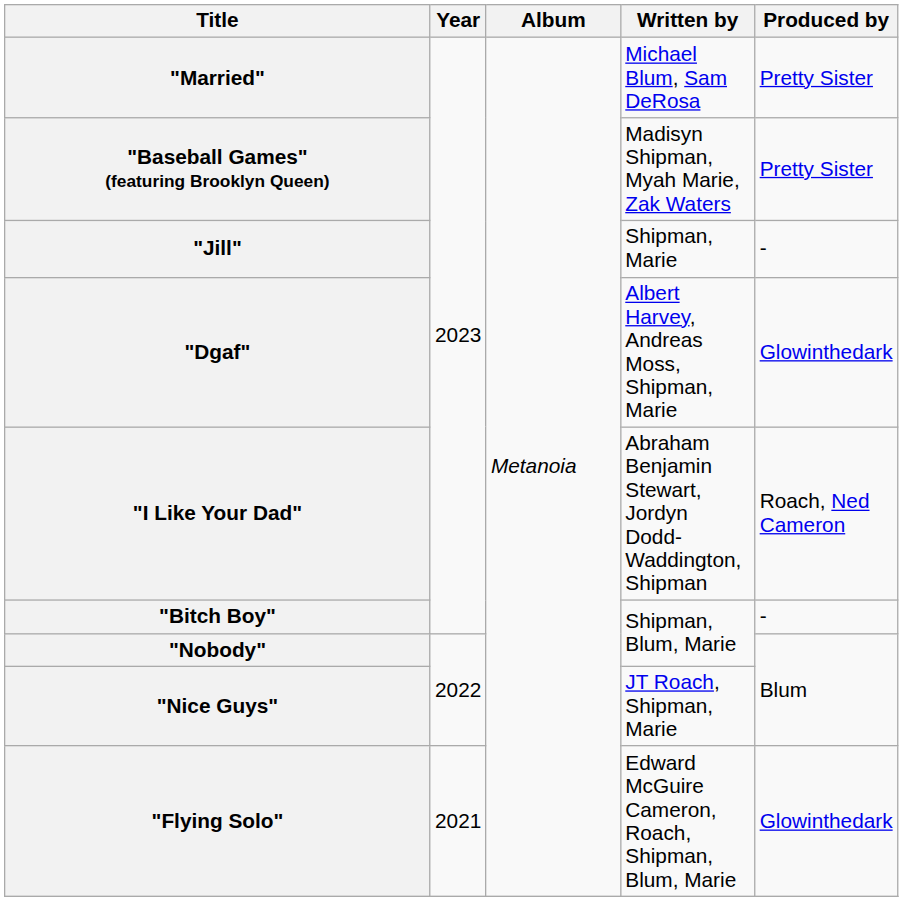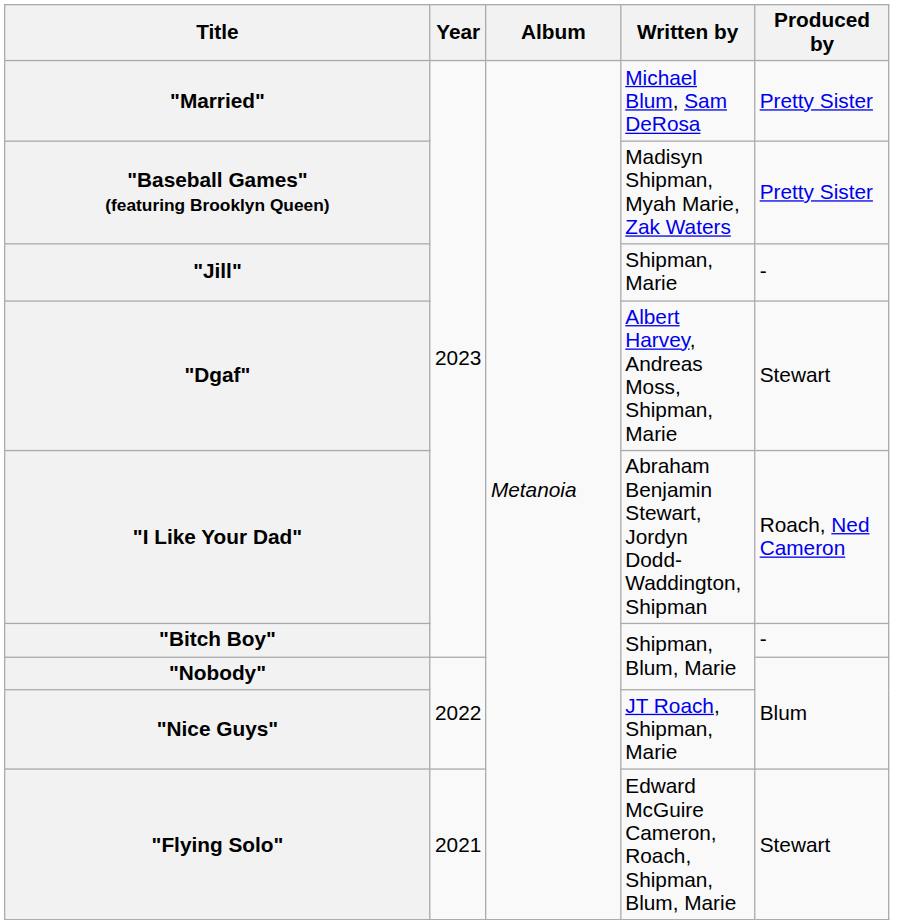(826, 351) Glowinthedark -> (795, 375) Stewart
(826, 820) Glowinthedark -> (795, 844) Stewart
